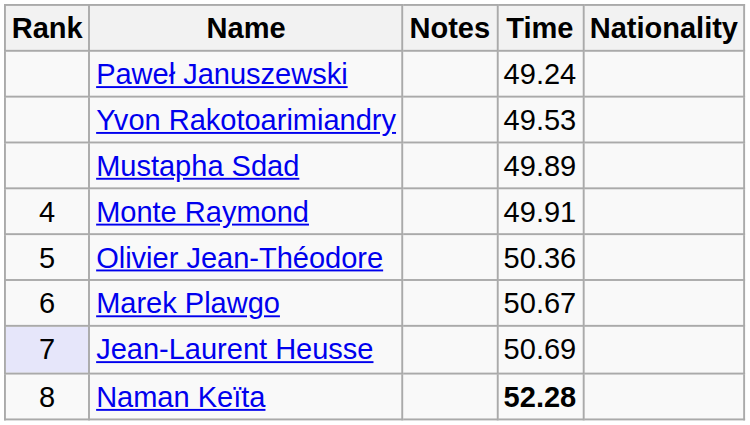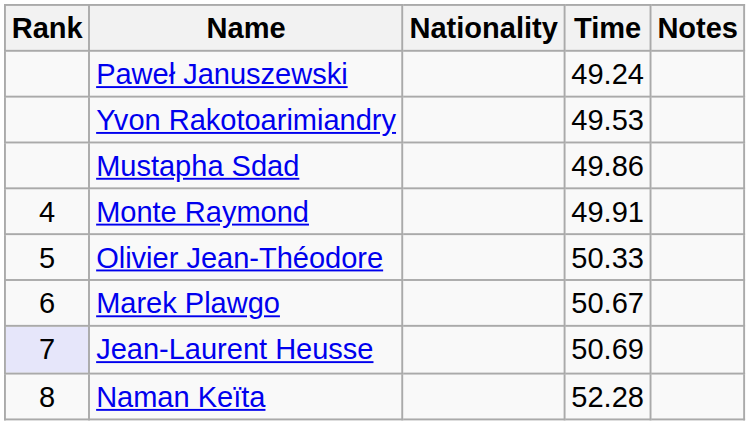columns swapped: (664, 28) <-> (450, 28)
(540, 166) 49.89 -> (608, 166) 49.86
(540, 258) 50.36 -> (608, 258) 50.33
(540, 396) bold -> (608, 396) normal
